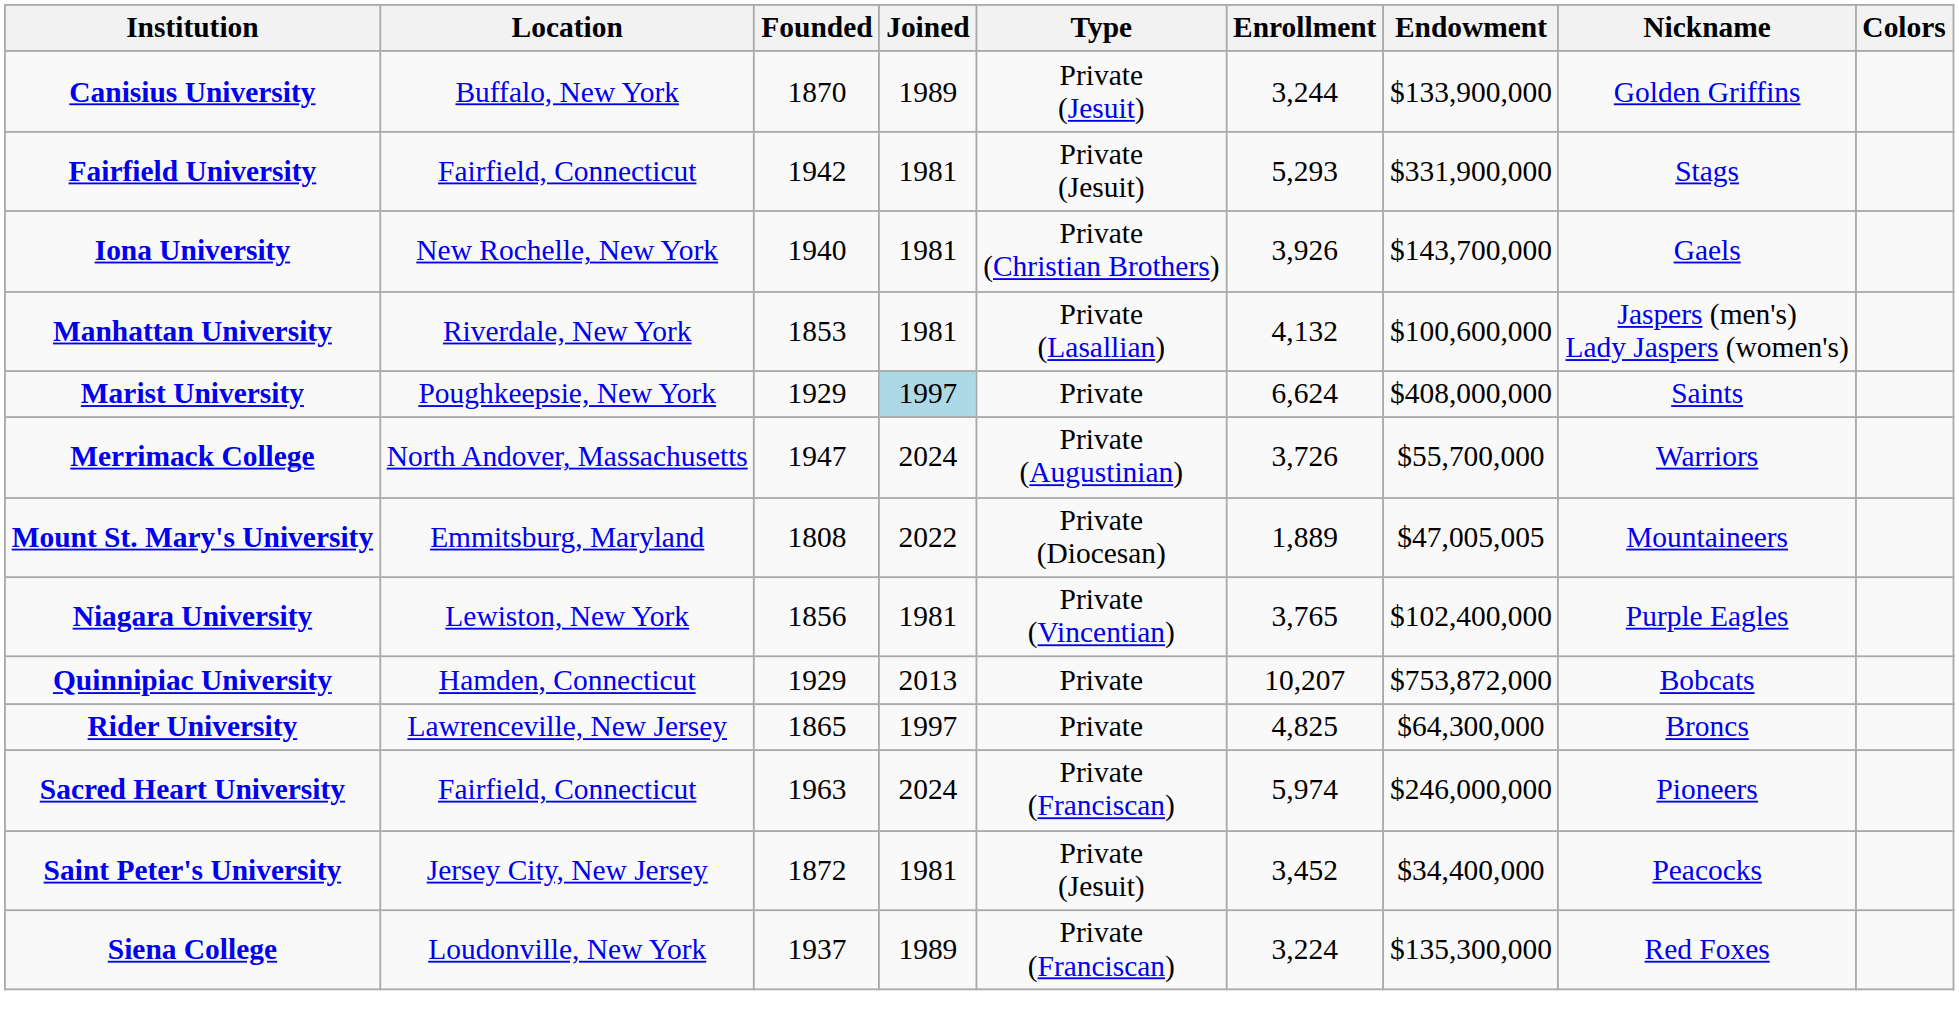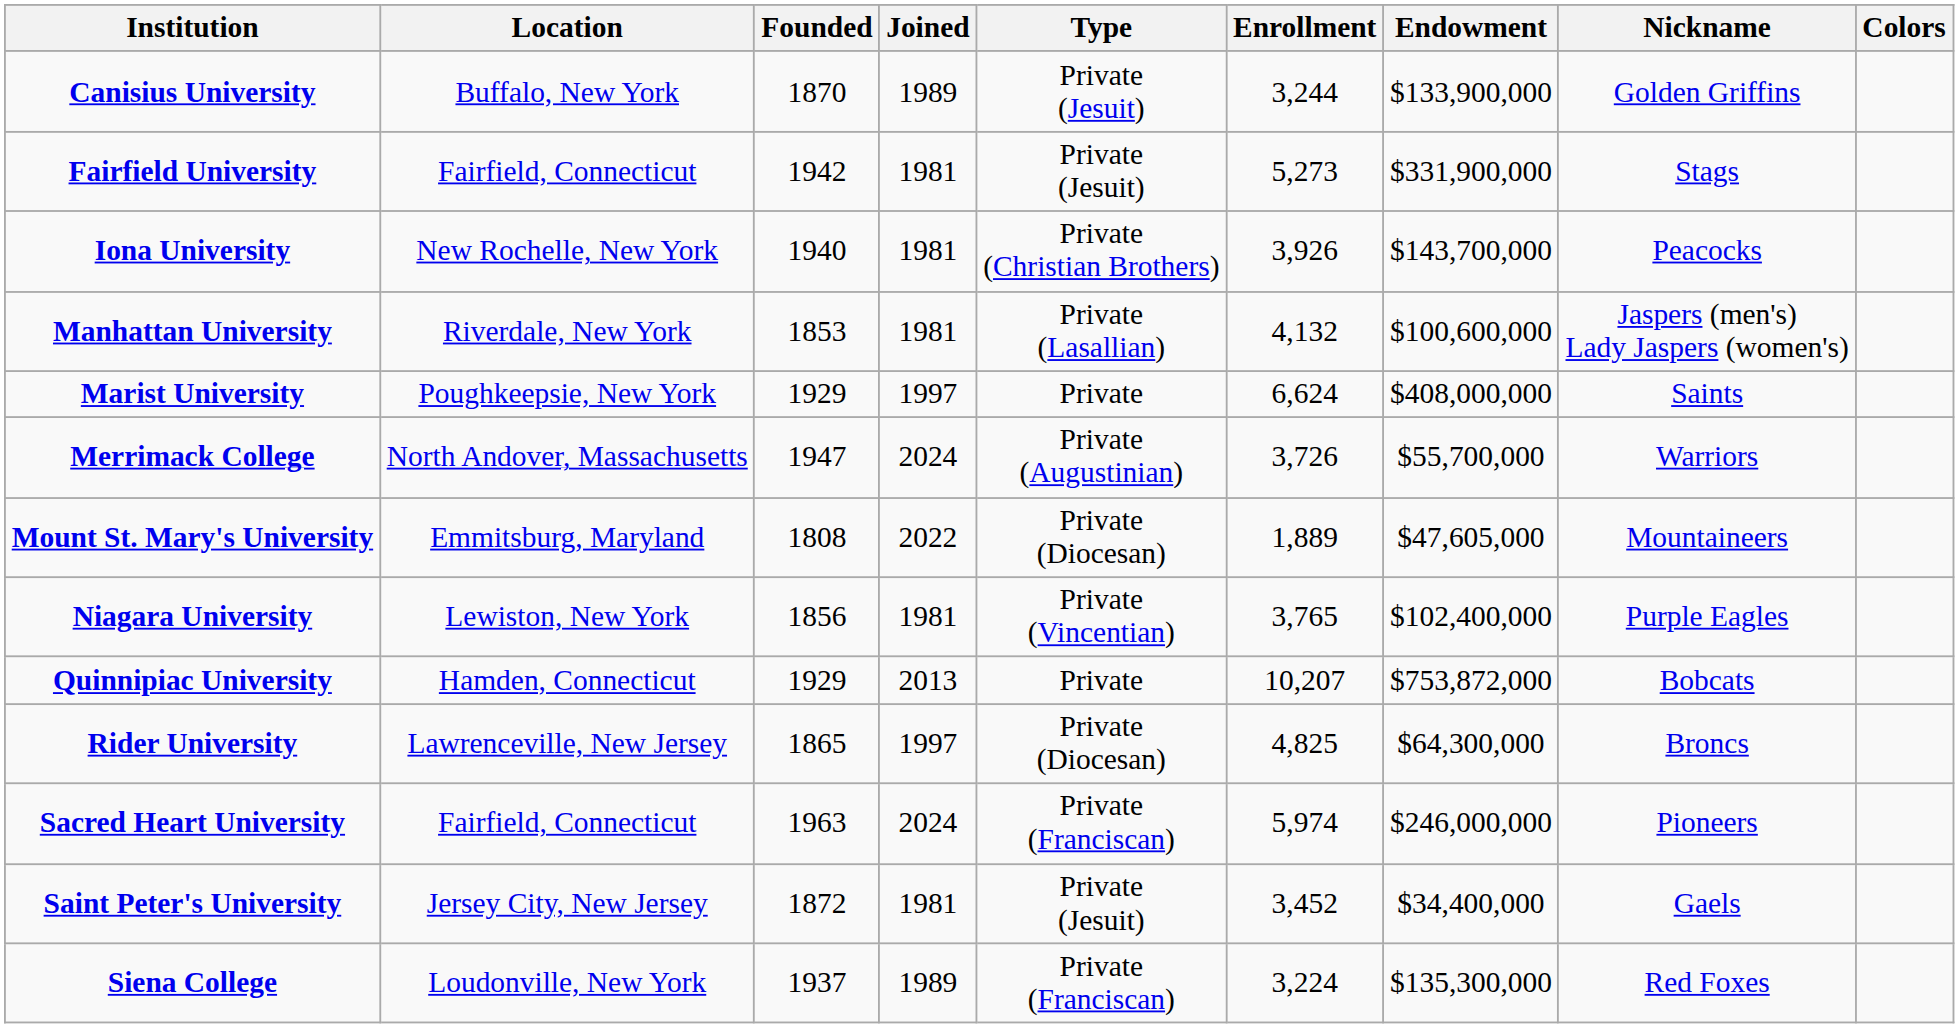(1305, 170) 5,293 -> (1305, 170) 5,273
(1707, 250) Gaels -> (1707, 250) Peacocks
(928, 393) lightblue background -> (928, 393) no background
(1471, 536) $47,005,005 -> (1471, 536) $47,605,000
(1101, 726) Private -> (1101, 743) Private (Diocesan)
(1707, 869) Peacocks -> (1707, 902) Gaels
